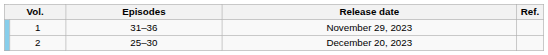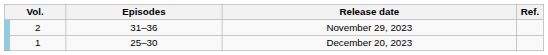(38, 27) 1 -> (38, 27) 2
(38, 43) 2 -> (38, 43) 1
